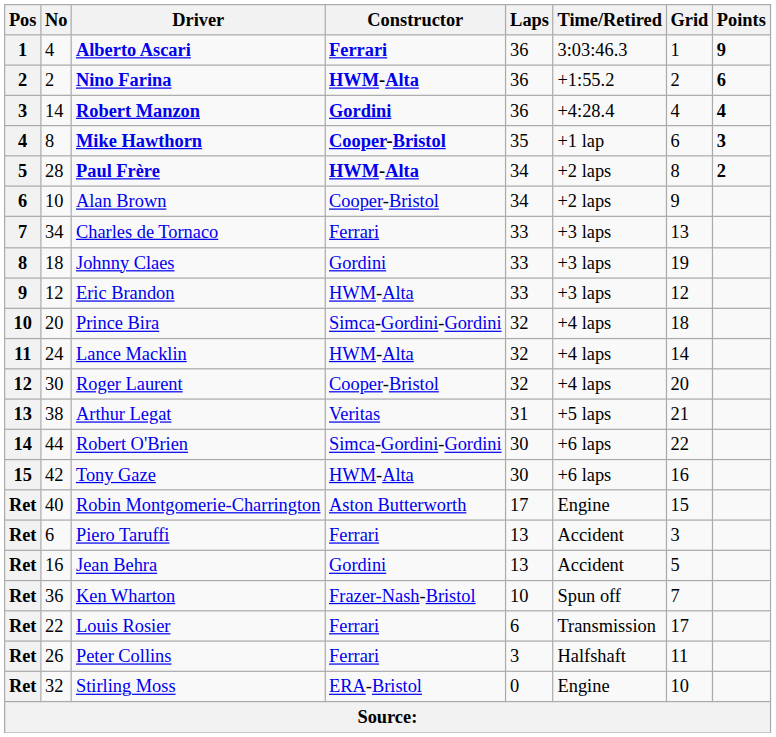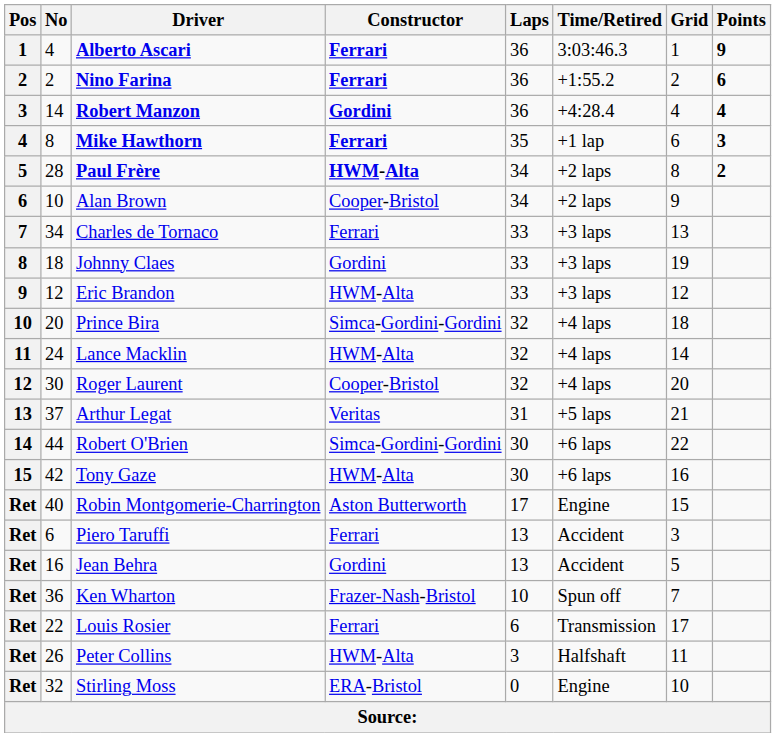(374, 80) HWM-Alta -> (358, 80) Ferrari
(387, 141) Cooper-Bristol -> (358, 141) Ferrari
(54, 414) 38 -> (54, 414) 37
(354, 656) Ferrari -> (371, 656) HWM-Alta
